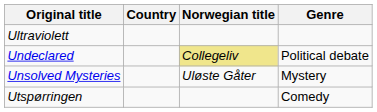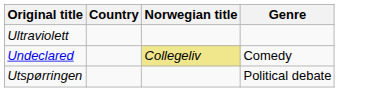(325, 55) Political debate -> (268, 55) Comedy
- row: (64, 76)
(305, 96) Comedy -> (287, 76) Political debate
